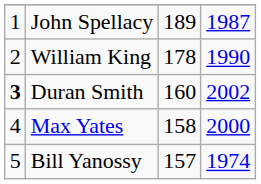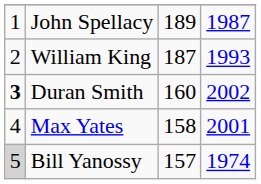(180, 56) 178 -> (180, 56) 187
(228, 56) 1990 -> (228, 56) 1993
(228, 126) 2000 -> (228, 126) 2001
(15, 160) no background -> (15, 160) lightgrey background
